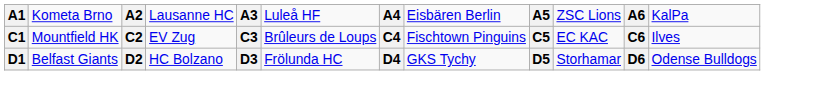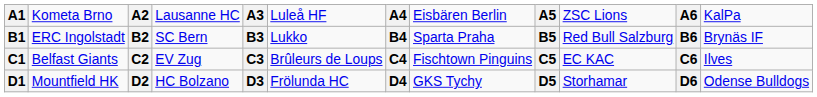+ row: (17, 37)
(75, 37) Mountfield HK -> (75, 59) Belfast Giants
(75, 59) Belfast Giants -> (75, 81) Mountfield HK
